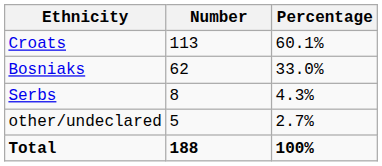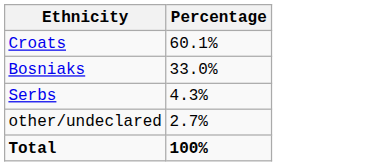- column: (219, 18)
